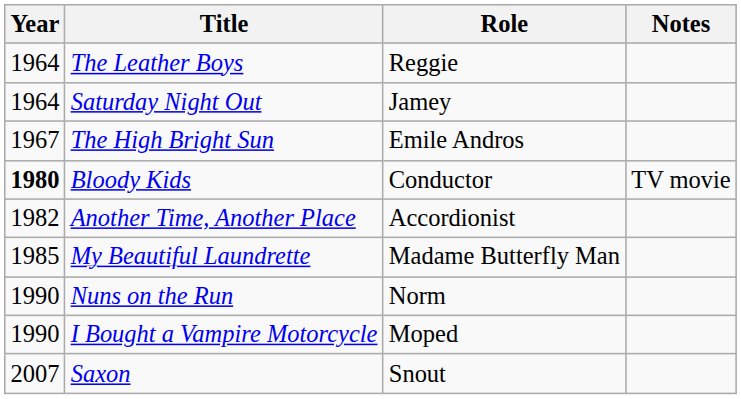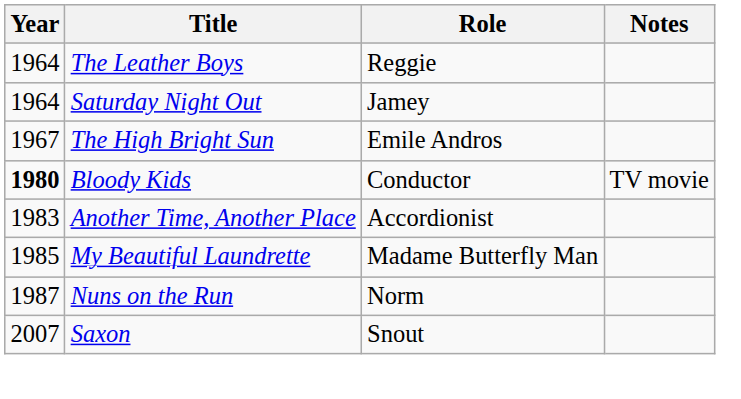(35, 218) 1982 -> (35, 218) 1983
(35, 295) 1990 -> (35, 295) 1987
- row: (224, 334)
